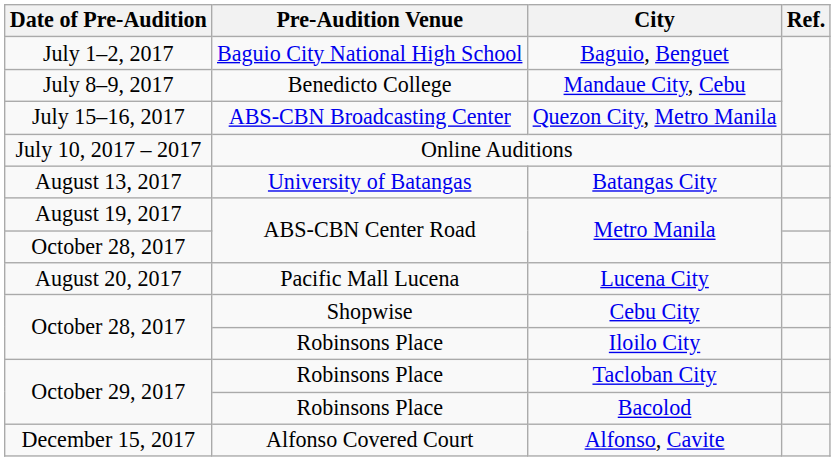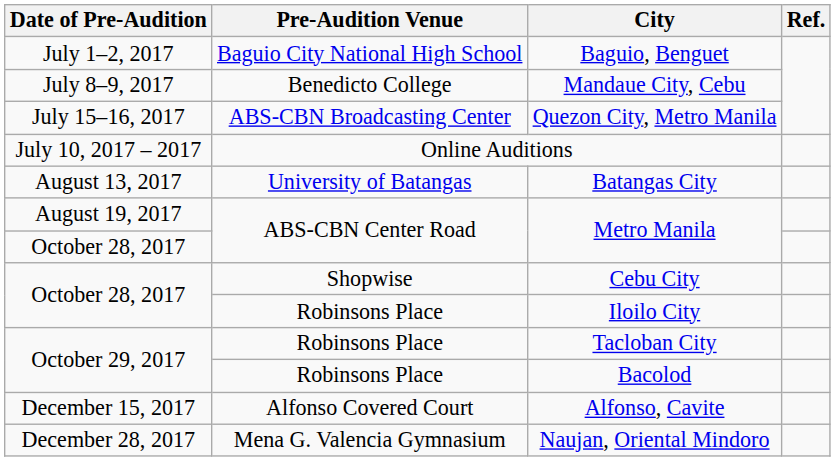- row: (108, 278)
+ row: (108, 439)
